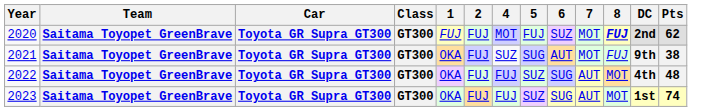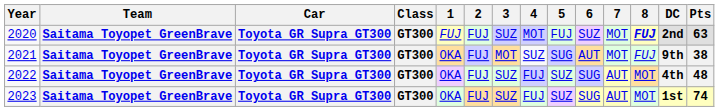+ column: (506, 14)
(673, 35) 62 -> (700, 35) 63
